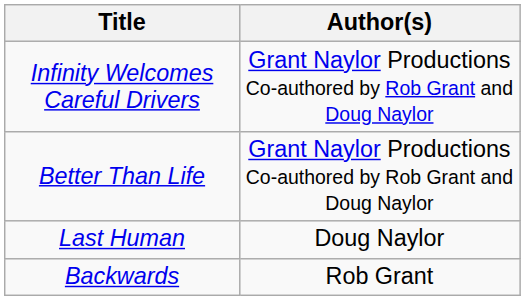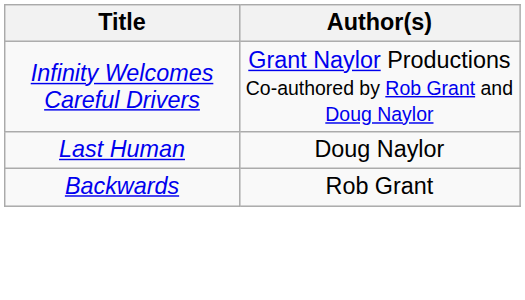- row: (122, 175)
